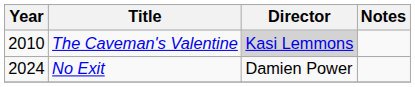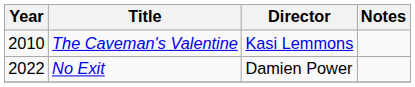(299, 43) lightgrey background -> (299, 43) no background
(26, 69) 2024 -> (26, 69) 2022
